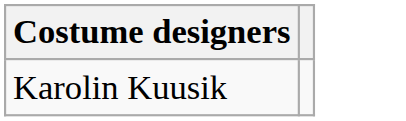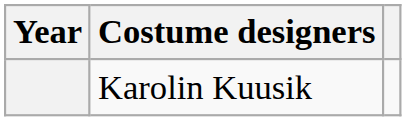+ column: (48, 31)
